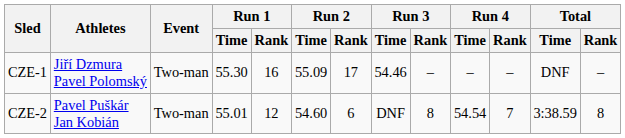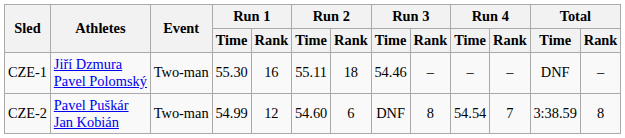(311, 72) 55.09 -> (311, 72) 55.11
(351, 72) 17 -> (351, 72) 18
(232, 113) 55.01 -> (232, 113) 54.99
